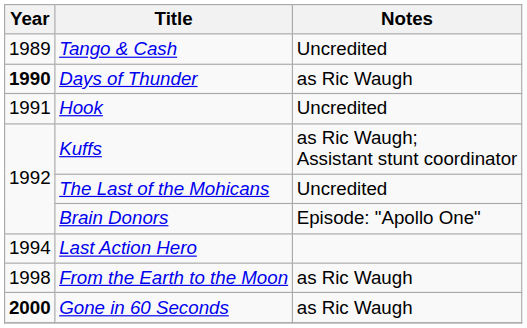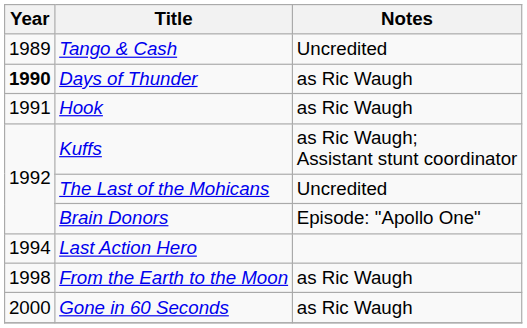(342, 108) Uncredited -> (355, 108) as Ric Waugh
(30, 307) bold -> (30, 307) normal
